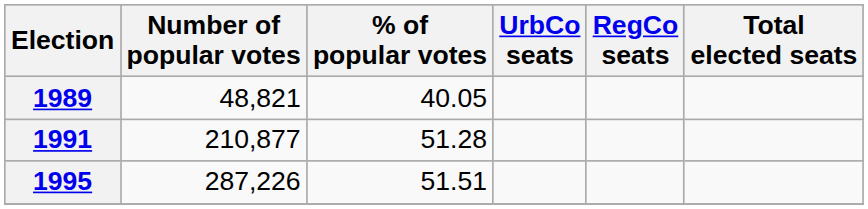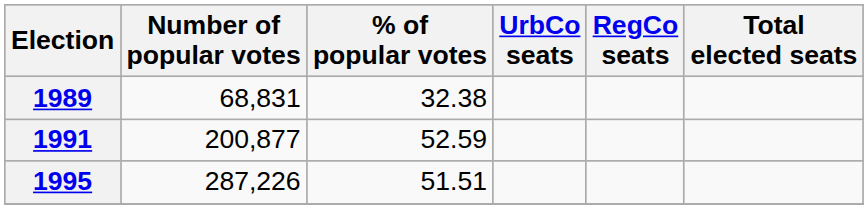(260, 97) 48,821 -> (260, 97) 68,831
(454, 97) 40.05 -> (454, 97) 32.38
(253, 139) 210,877 -> (253, 139) 200,877
(454, 139) 51.28 -> (454, 139) 52.59
